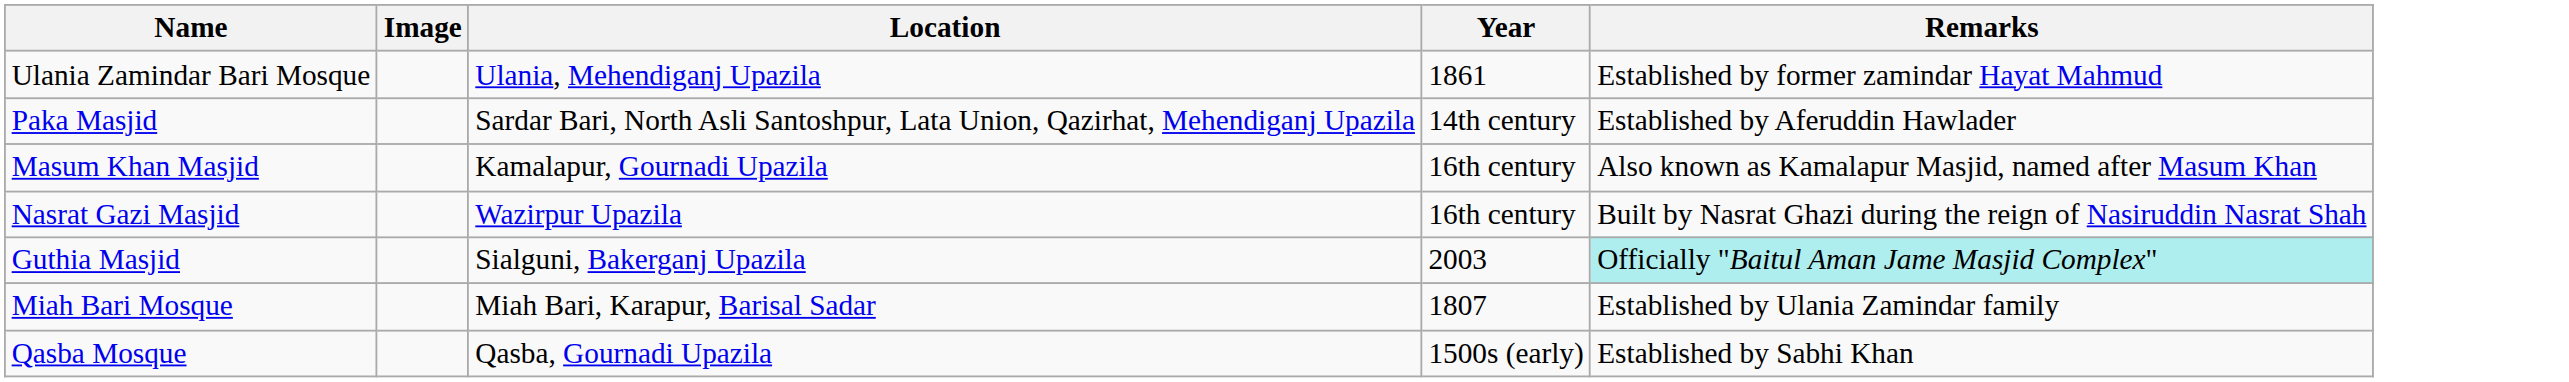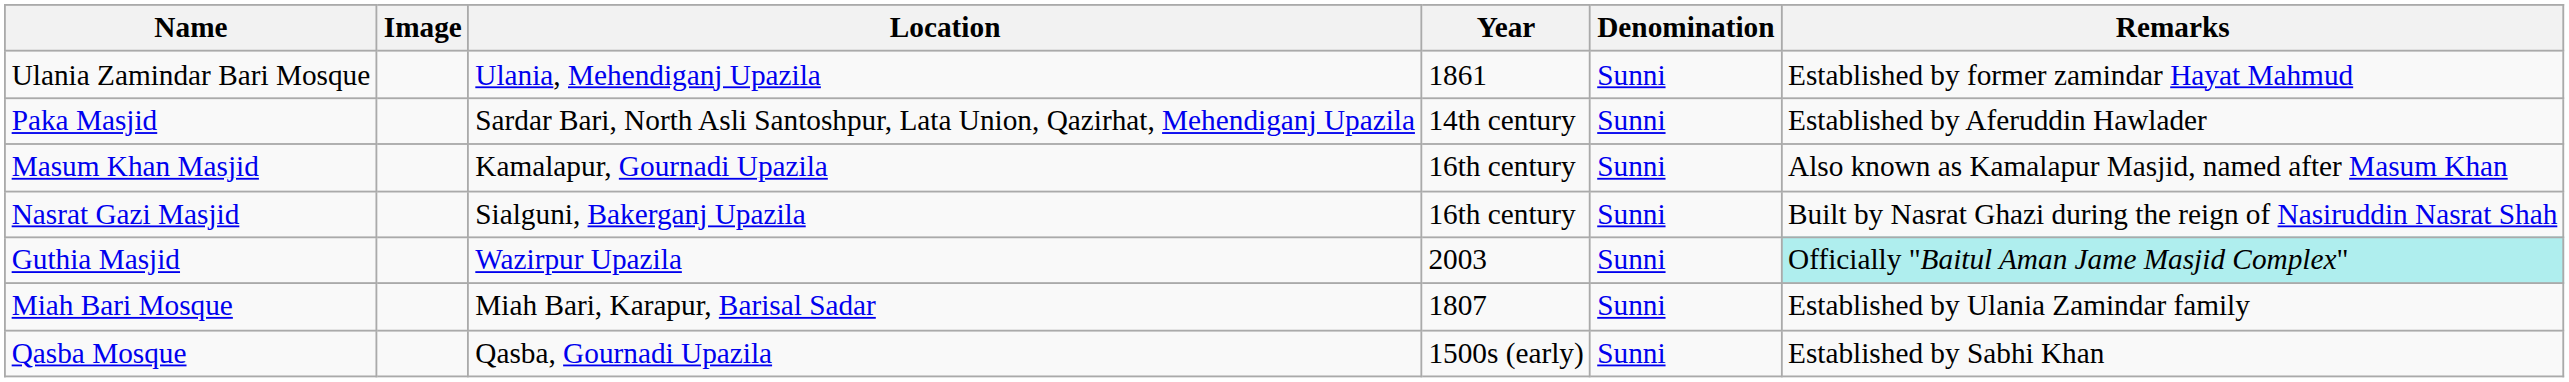+ column: (1686, 27)
(579, 213) Wazirpur Upazila -> (641, 213) Sialguni, Bakerganj Upazila
(641, 259) Sialguni, Bakerganj Upazila -> (579, 259) Wazirpur Upazila
